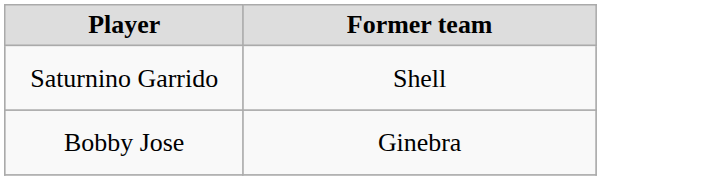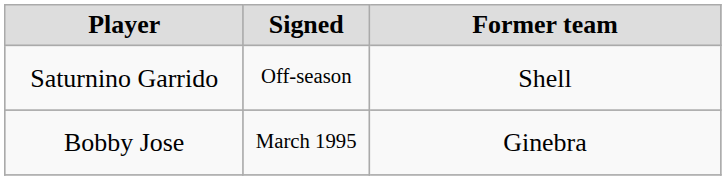+ column: (306, 25)
